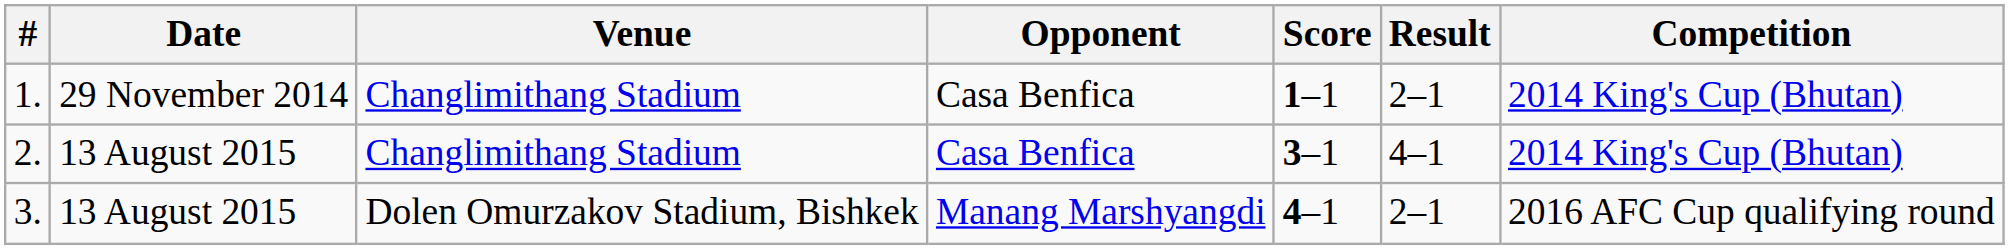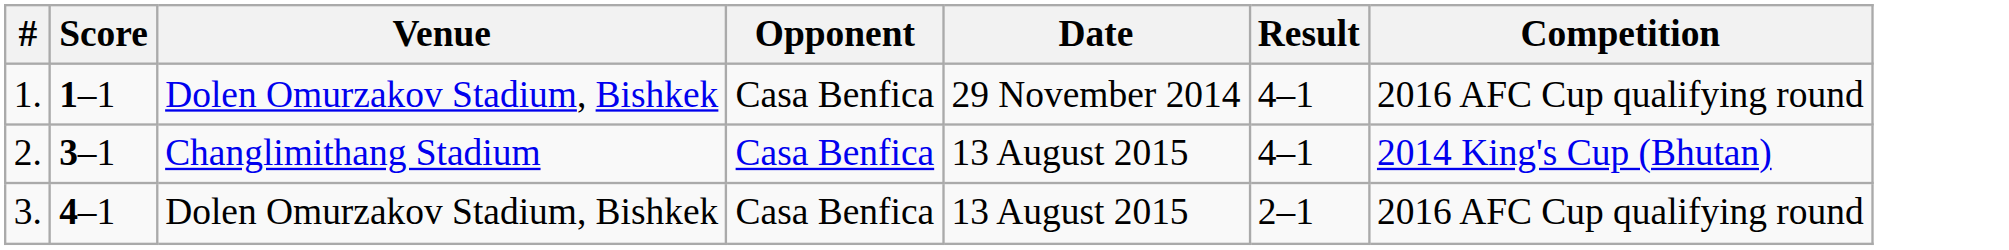columns swapped: (204, 34) <-> (1327, 34)
(553, 93) Changlimithang Stadium -> (442, 93) Dolen Omurzakov Stadium, Bishkek
(1417, 93) 2–1 -> (1286, 93) 4–1
(1705, 93) 2014 King's Cup (Bhutan) -> (1620, 93) 2016 AFC Cup qualifying round
(1101, 212) Manang Marshyangdi -> (835, 212) Casa Benfica
